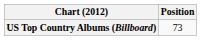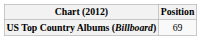(178, 27) 73 -> (178, 27) 69
